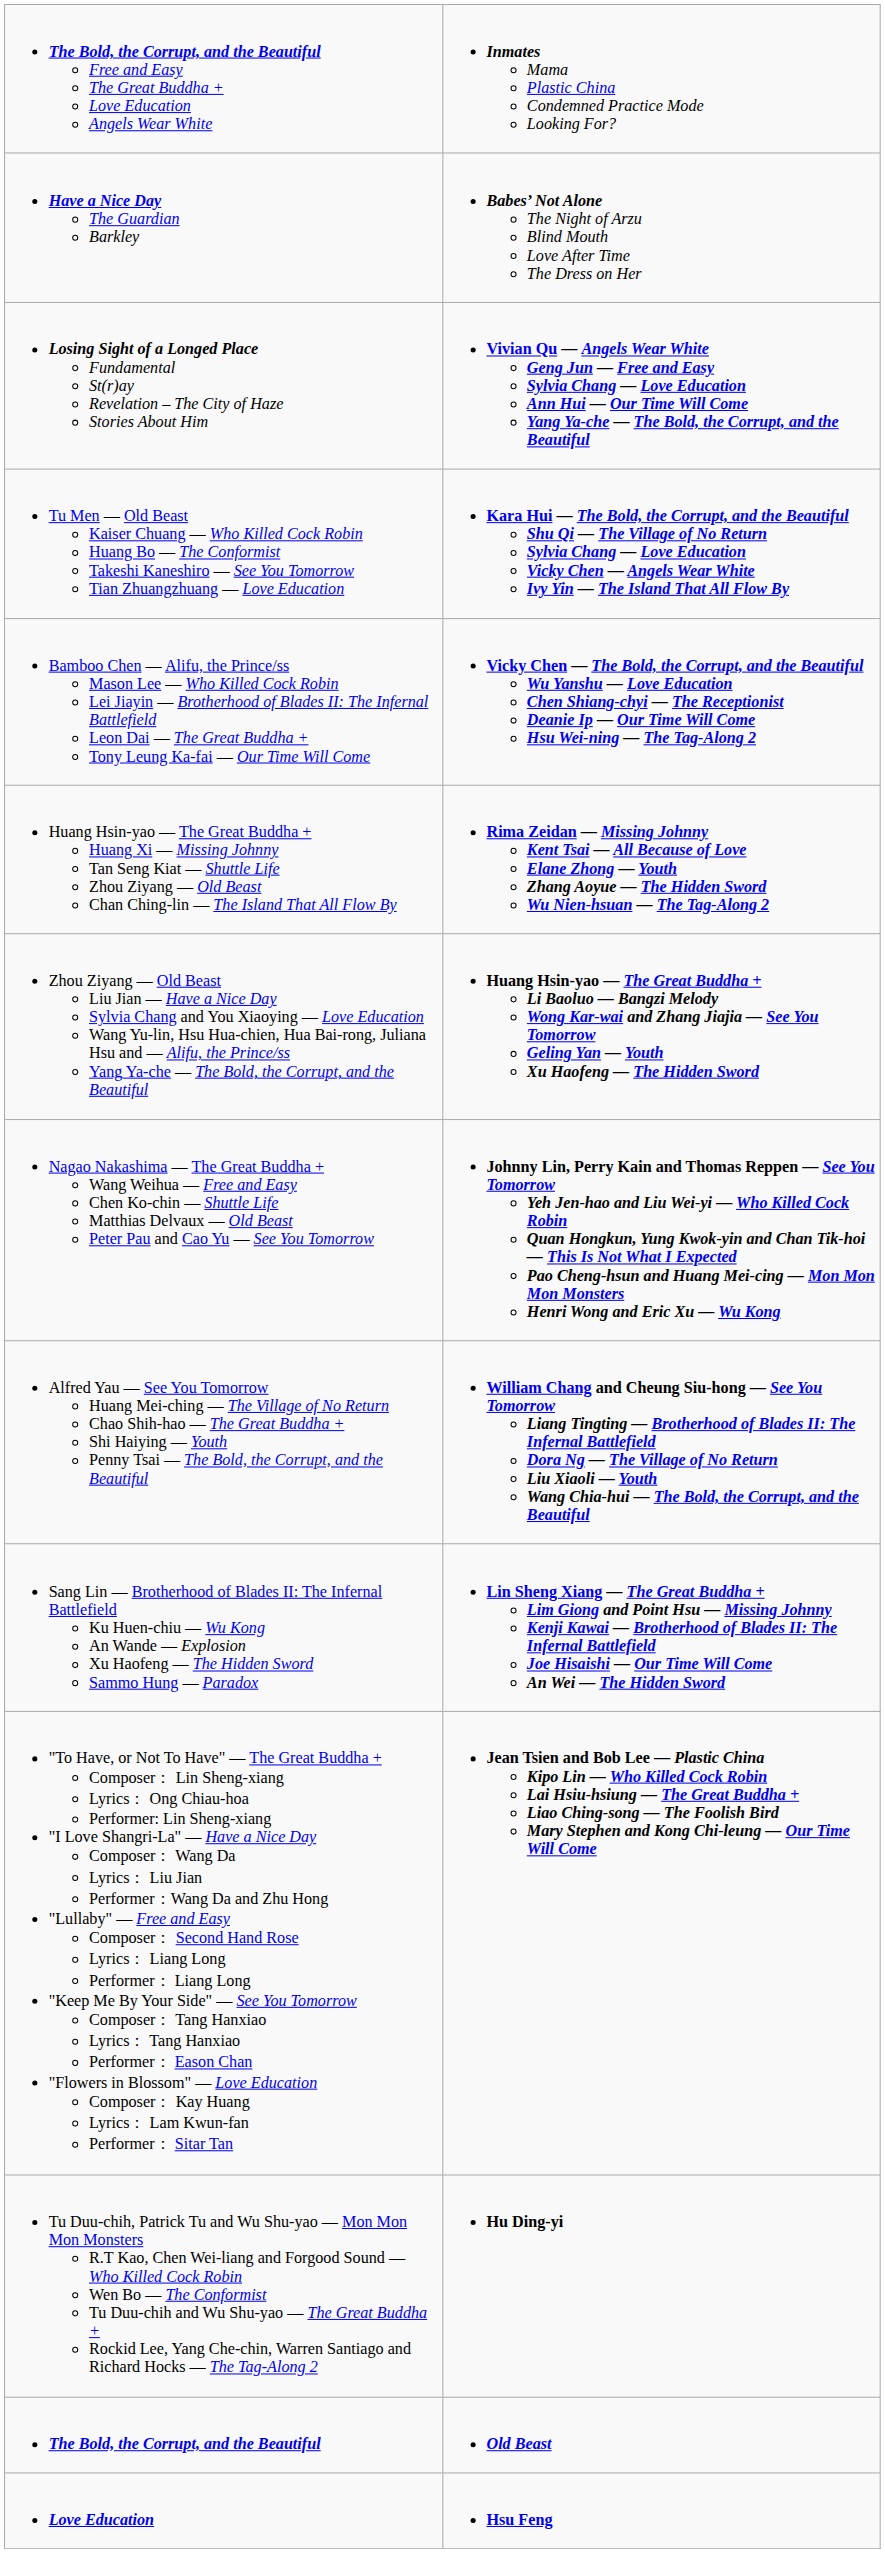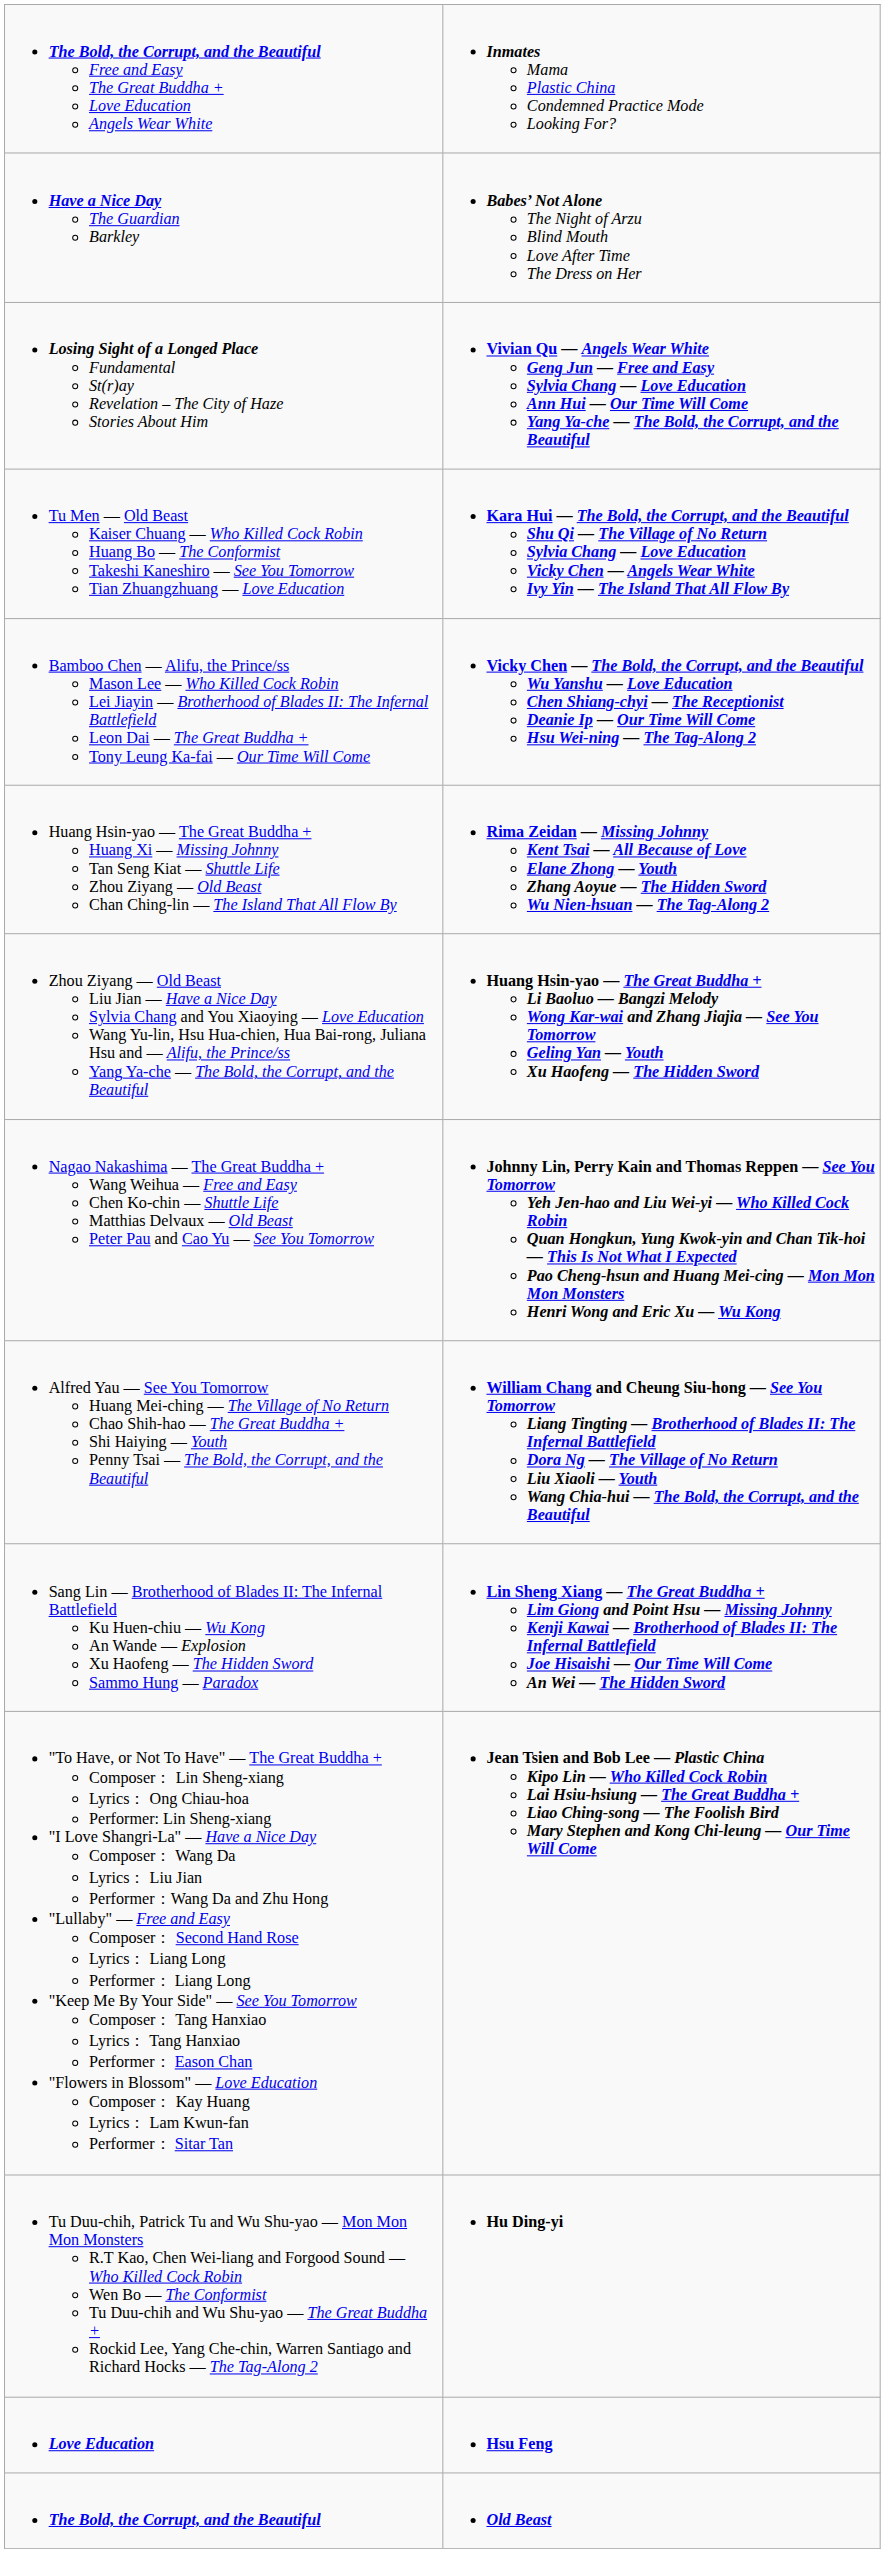rows swapped: (223, 2444) <-> (223, 2520)
